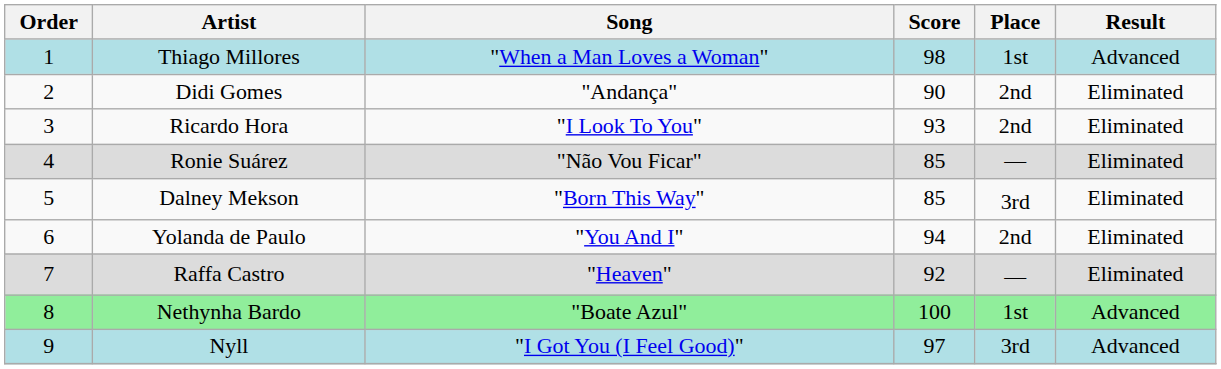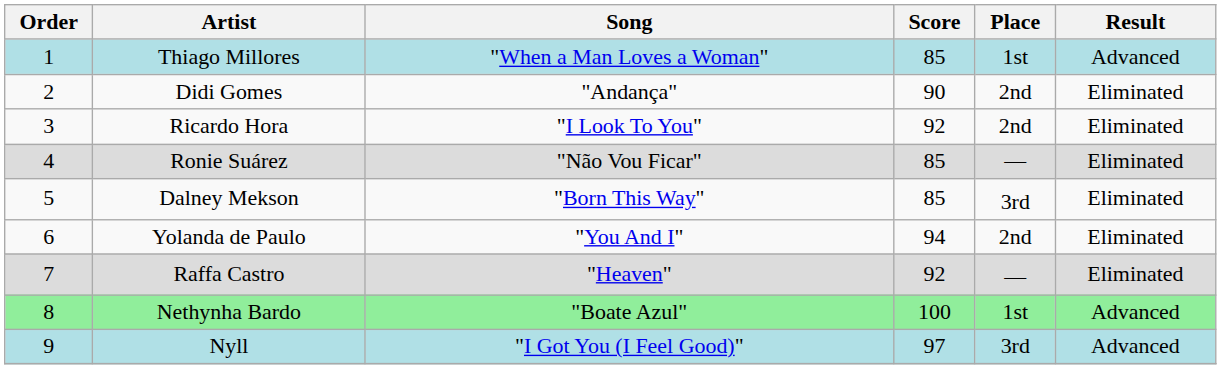(934, 56) 98 -> (934, 56) 85
(934, 126) 93 -> (934, 126) 92
